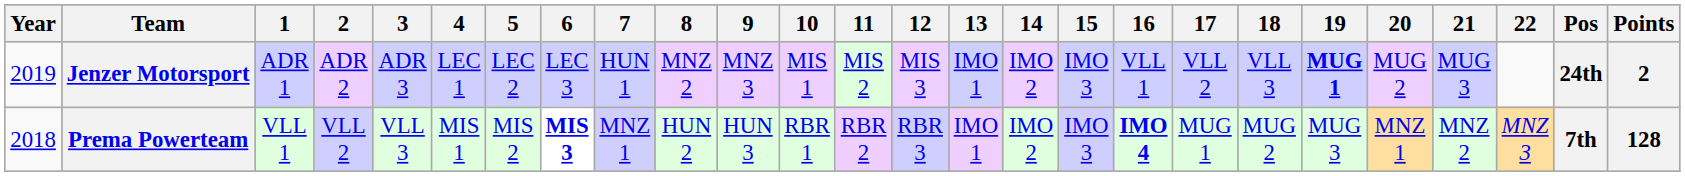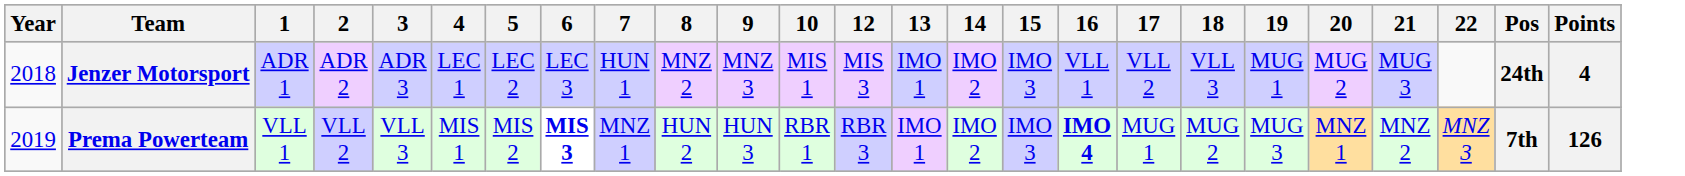- column: (864, 22)
(33, 74) 2019 -> (33, 74) 2018
(1335, 74) bold -> (1277, 74) normal
(1644, 74) 2 -> (1585, 74) 4
(33, 138) 2018 -> (33, 138) 2019
(1644, 138) 128 -> (1585, 138) 126
